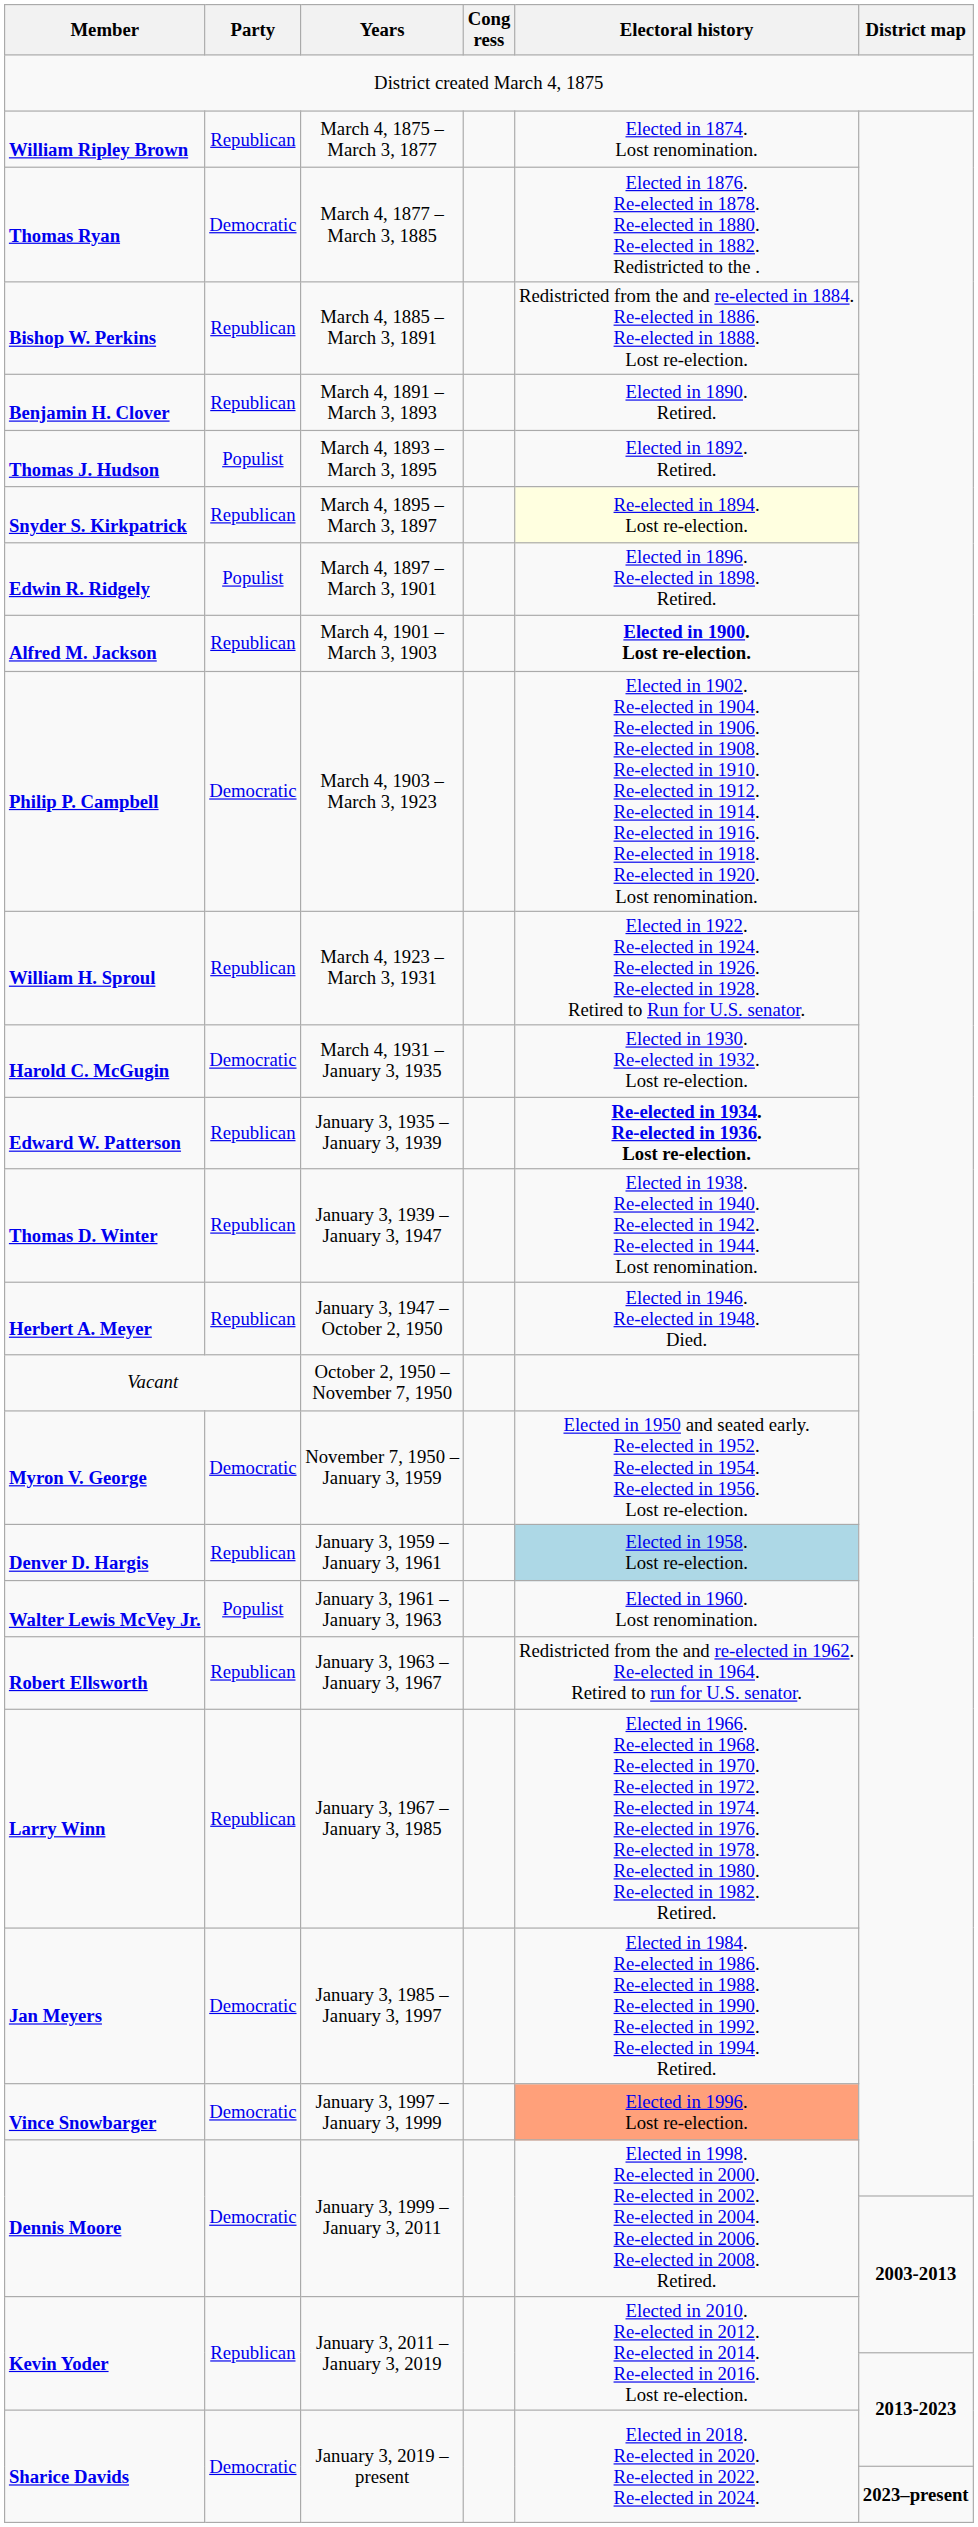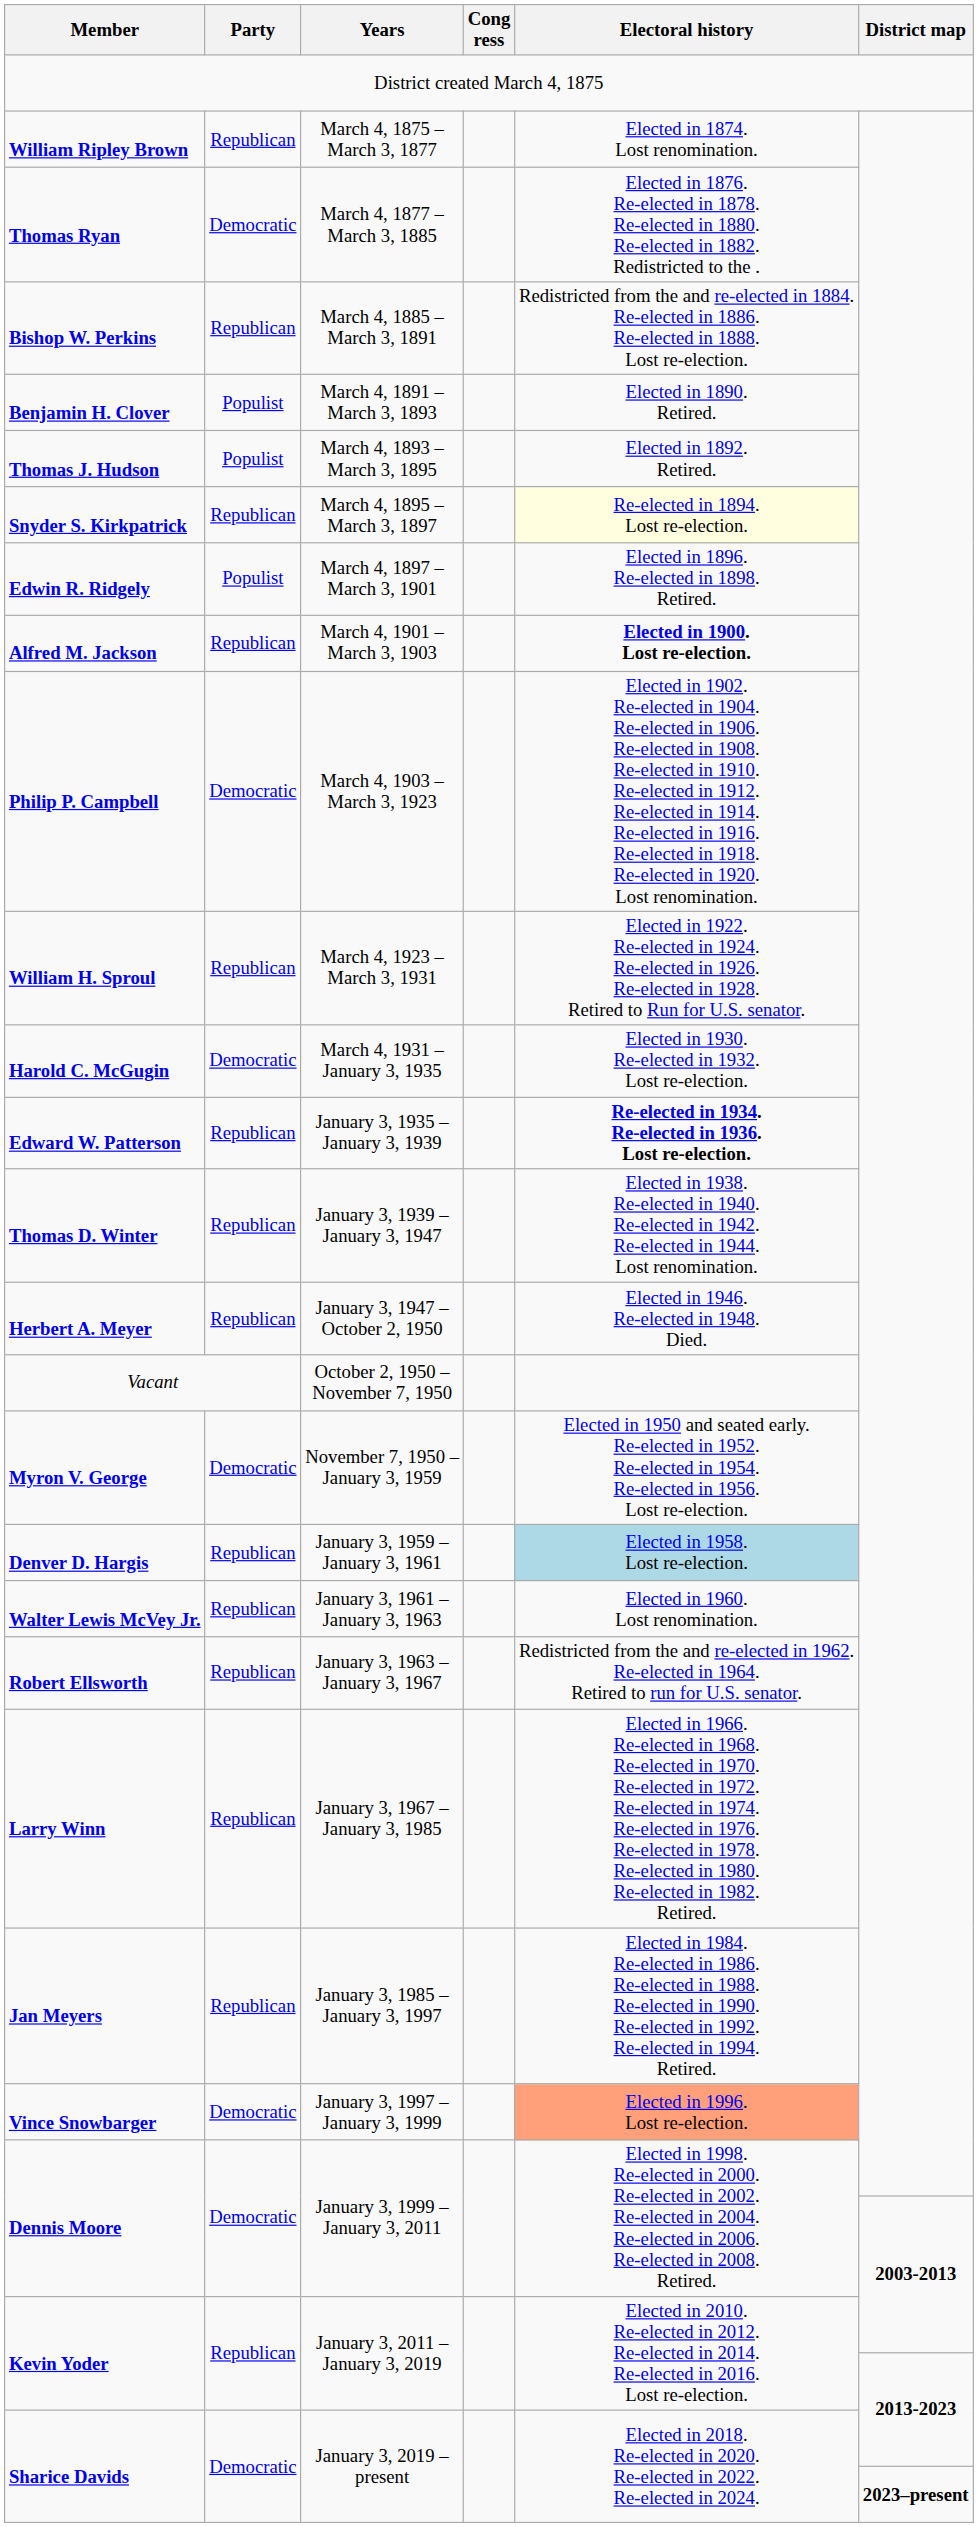(253, 402) Republican -> (253, 402) Populist
(253, 1608) Populist -> (253, 1608) Republican
(253, 2005) Democratic -> (253, 2005) Republican
